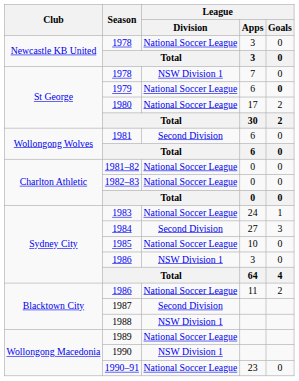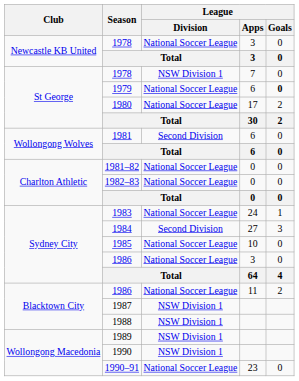(190, 259) NSW Division 1 -> (190, 259) National Soccer League
(190, 306) Second Division -> (190, 306) NSW Division 1
(190, 337) National Soccer League -> (190, 337) NSW Division 1
